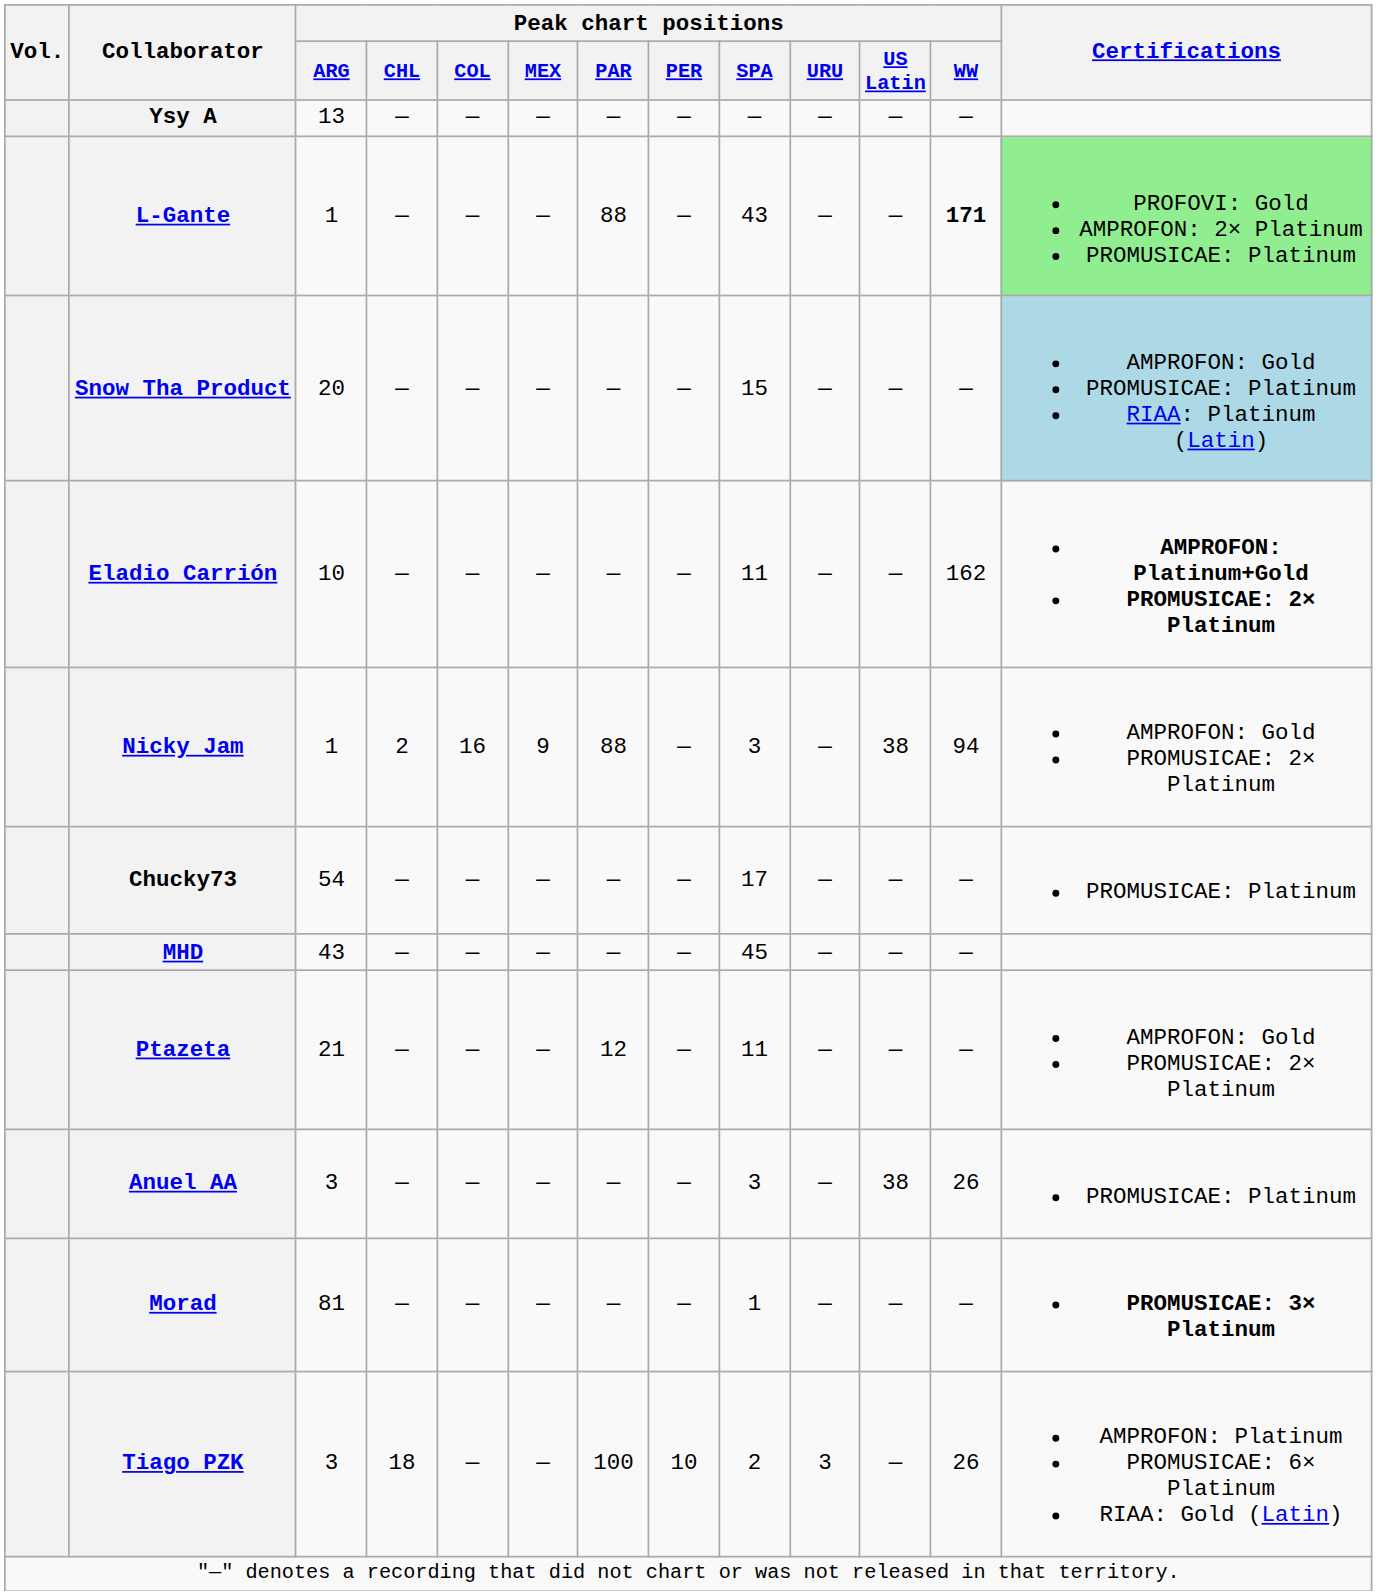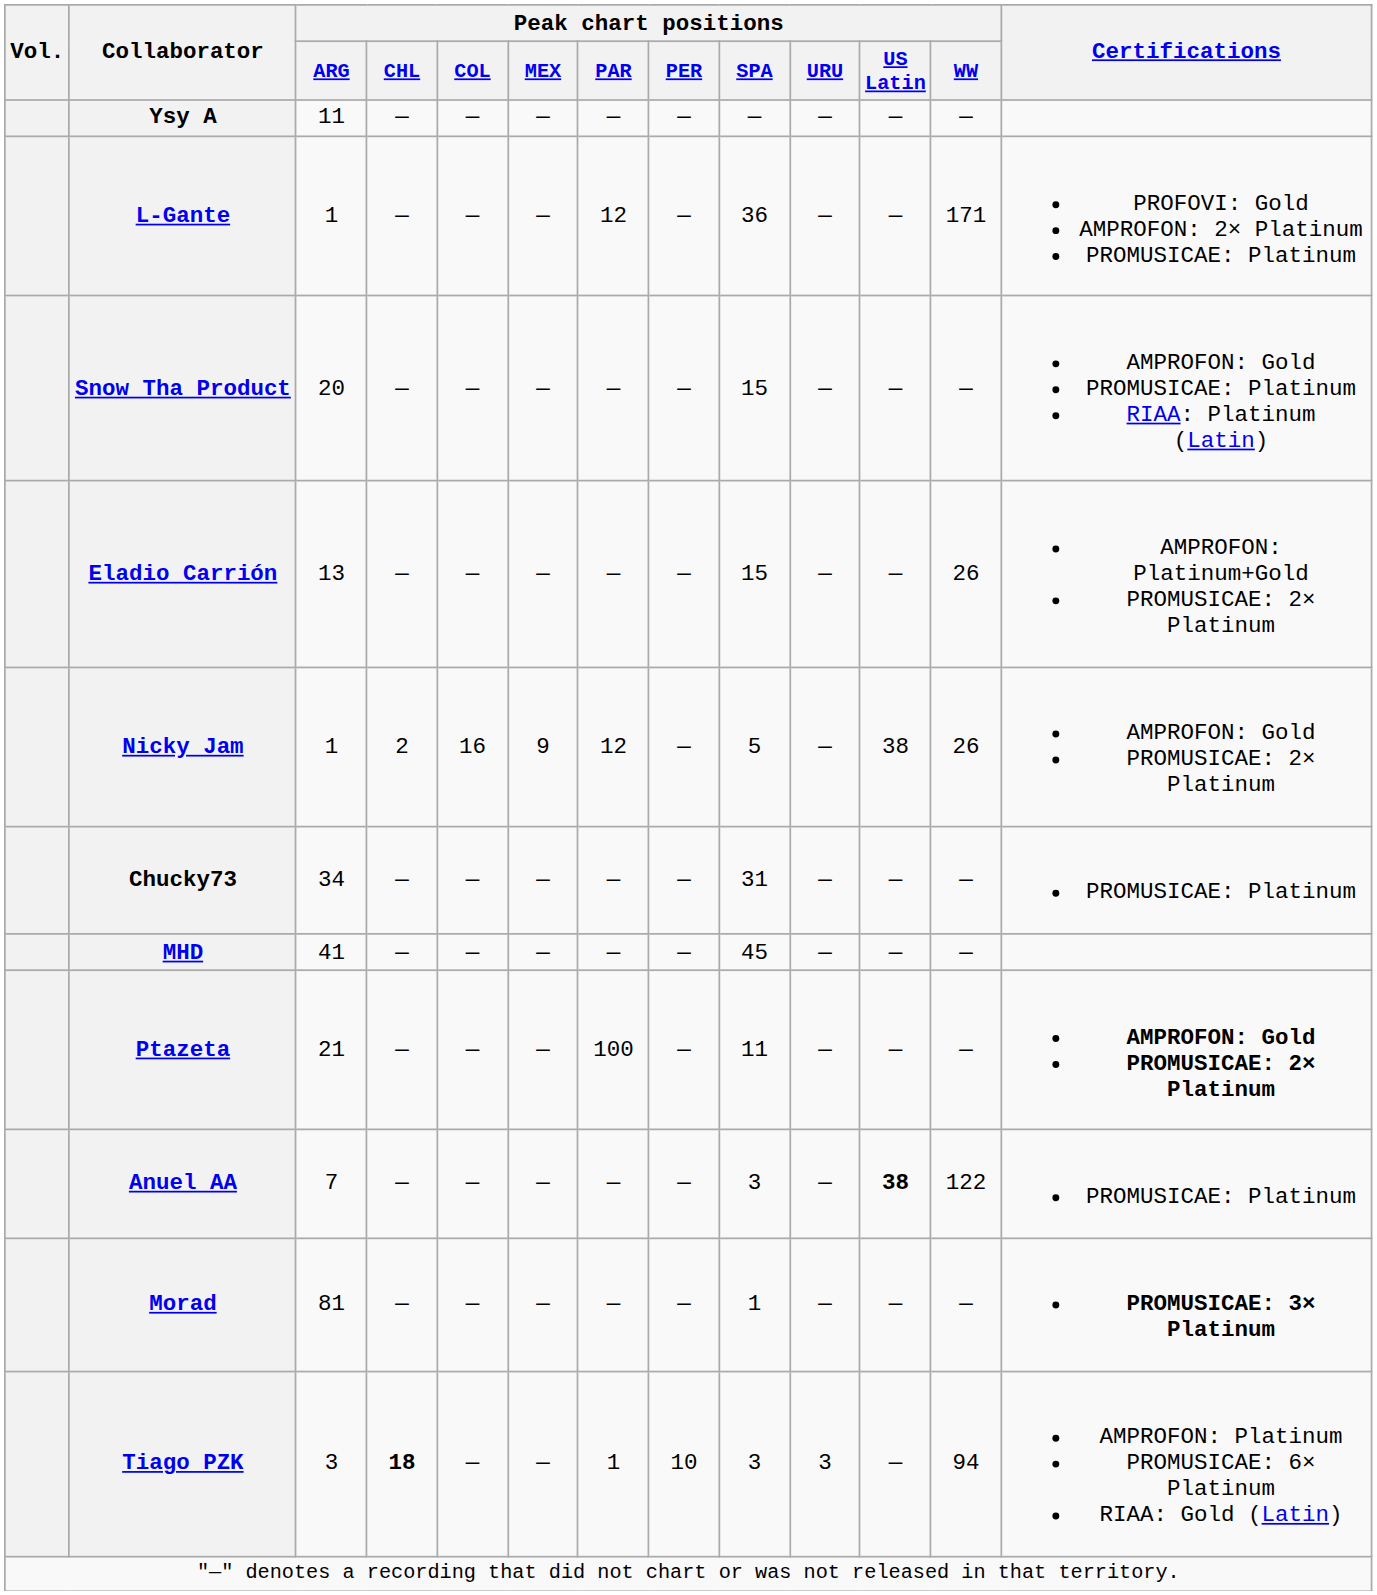(331, 118) 13 -> (331, 118) 11
(613, 216) 88 -> (613, 216) 12
(754, 216) 43 -> (754, 216) 36
(966, 216) bold -> (966, 216) normal
(1186, 229) lightgreen background -> (1186, 229) no background
(1186, 402) lightblue background -> (1186, 402) no background
(331, 574) 10 -> (331, 574) 13
(754, 574) 11 -> (754, 574) 15
(966, 574) 162 -> (966, 574) 26
(1186, 587) bold -> (1186, 587) normal
(613, 746) 88 -> (613, 746) 12
(754, 746) 3 -> (754, 746) 5
(966, 746) 94 -> (966, 746) 26
(331, 880) 54 -> (331, 880) 34
(754, 880) 17 -> (754, 880) 31
(331, 952) 43 -> (331, 952) 41
(613, 1050) 12 -> (613, 1050) 100
(1186, 1063) normal -> (1186, 1063) bold
(331, 1184) 3 -> (331, 1184) 7
(895, 1184) normal -> (895, 1184) bold
(966, 1184) 26 -> (966, 1184) 122
(402, 1464) normal -> (402, 1464) bold
(613, 1464) 100 -> (613, 1464) 1
(754, 1464) 2 -> (754, 1464) 3
(966, 1464) 26 -> (966, 1464) 94
